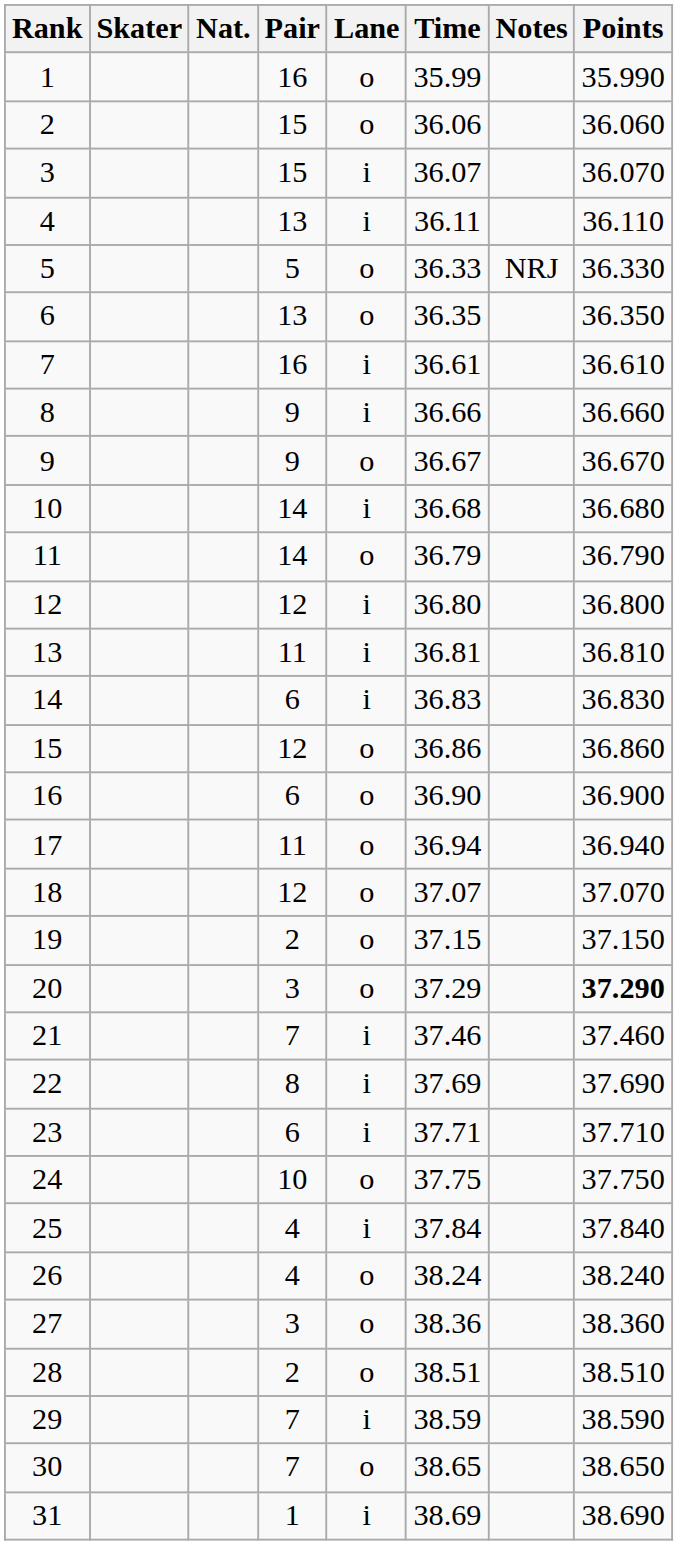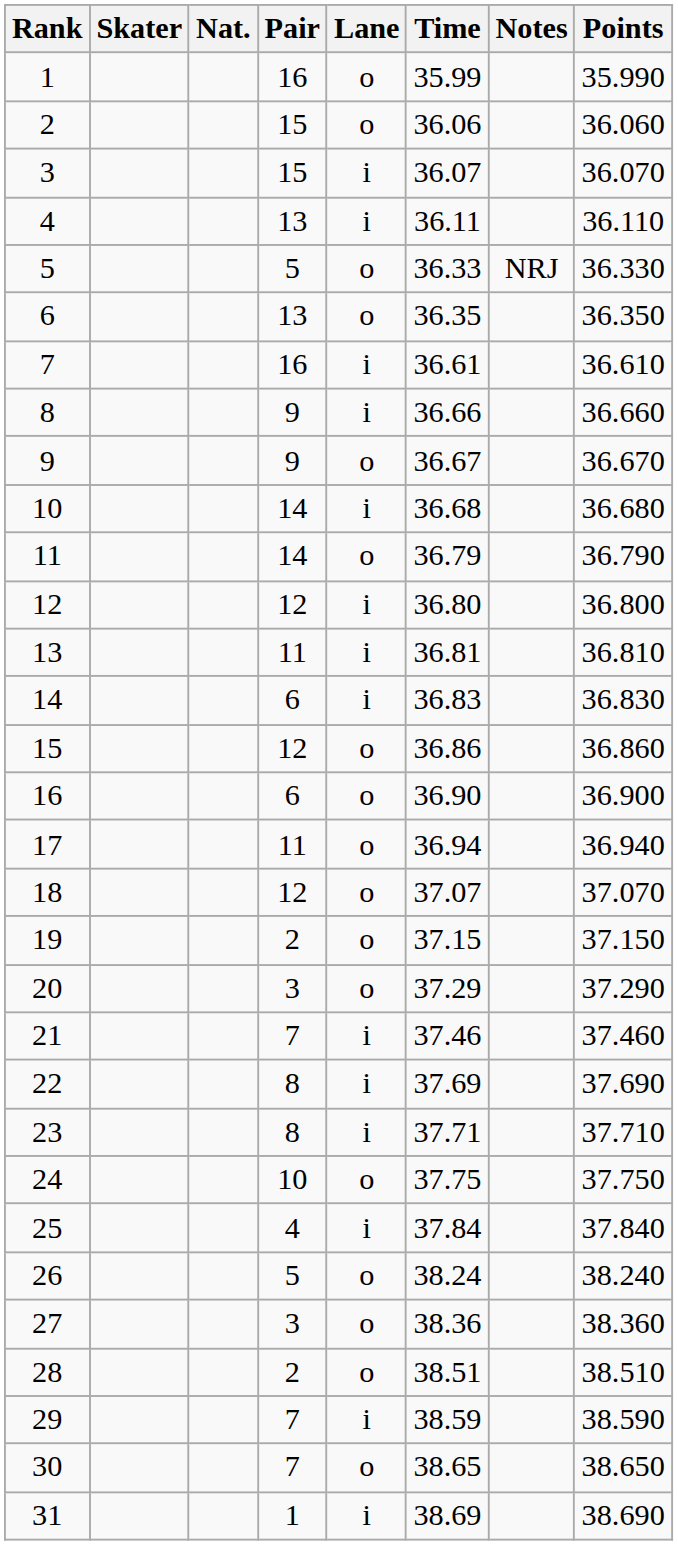(623, 987) bold -> (623, 987) normal
(292, 1131) 6 -> (292, 1131) 8
(292, 1275) 4 -> (292, 1275) 5
